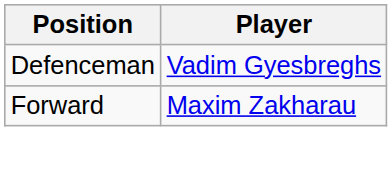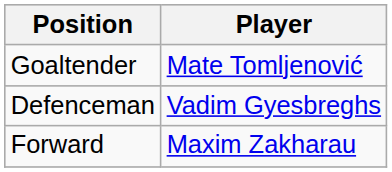+ row: (74, 65)
